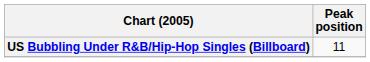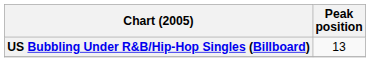(339, 47) 11 -> (339, 47) 13
